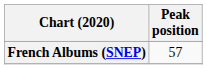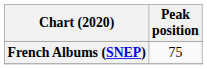(175, 52) 57 -> (175, 52) 75
